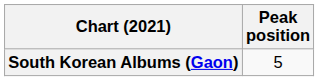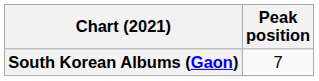(278, 62) 5 -> (278, 62) 7
